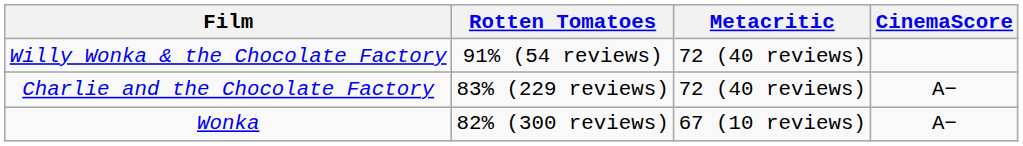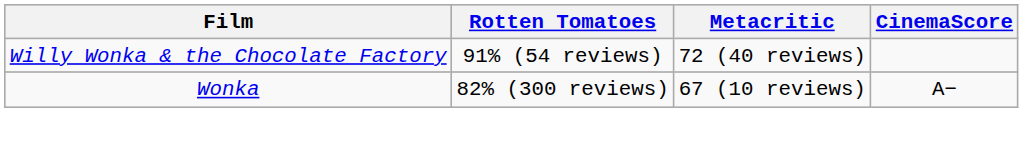- row: (228, 90)
